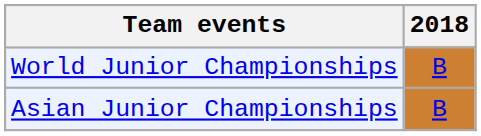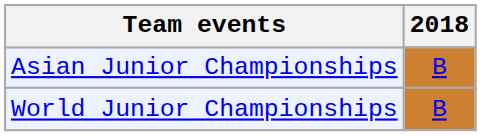rows swapped: (204, 109) <-> (204, 67)
